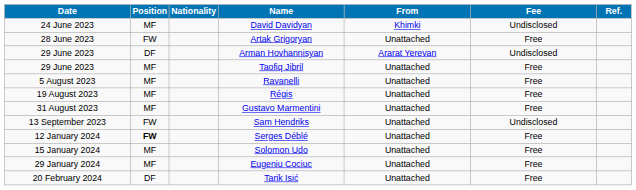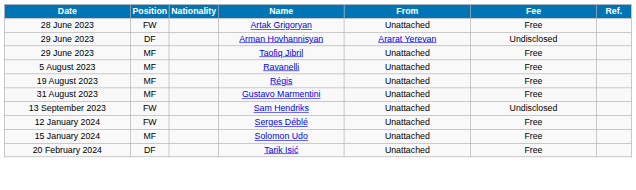- row: (281, 26)
(150, 137) bold -> (150, 123) normal
- row: (281, 164)
